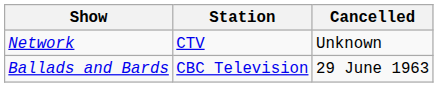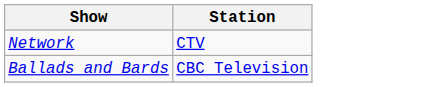- column: (373, 17)
